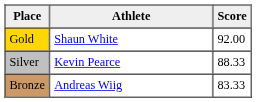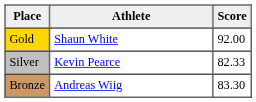(231, 62) 88.33 -> (231, 62) 82.33
(231, 85) 83.33 -> (231, 85) 83.30
